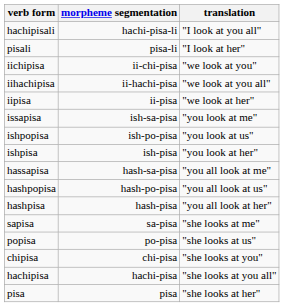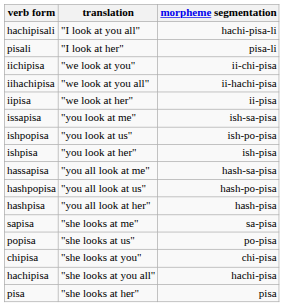columns swapped: (229, 13) <-> (119, 13)
